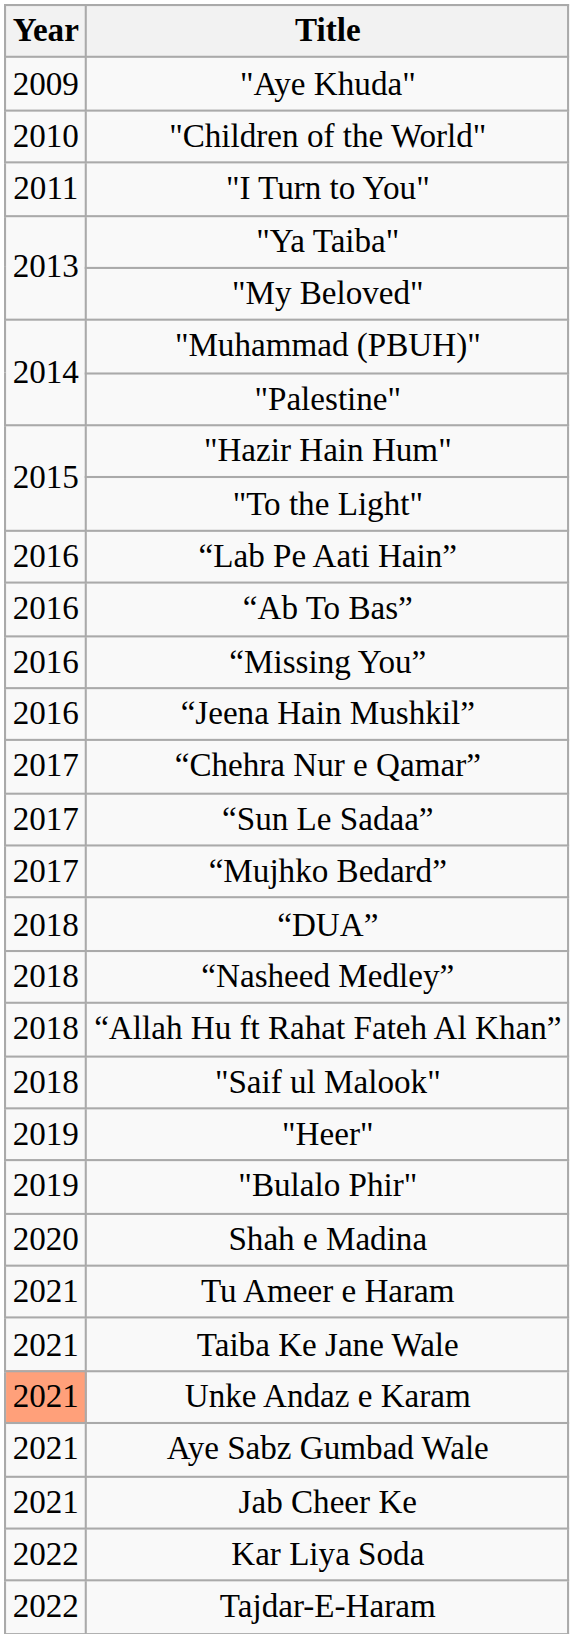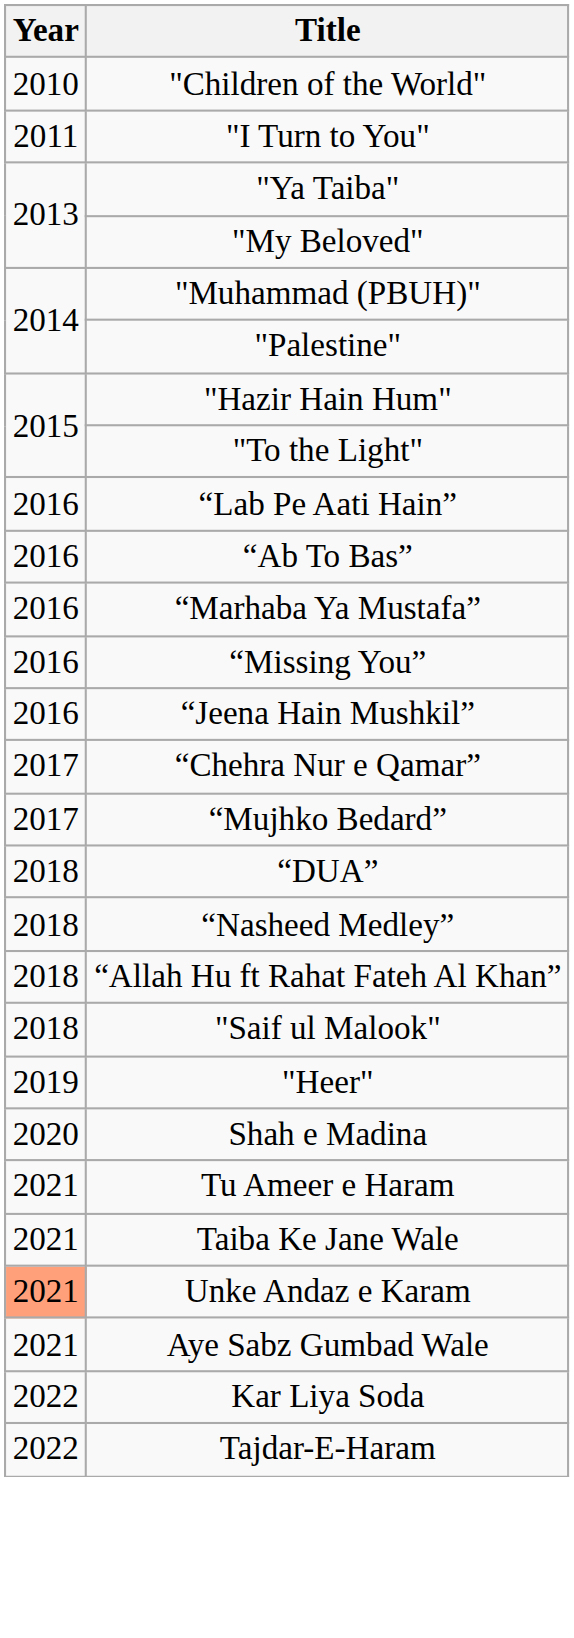- row: (328, 83)
+ row: (328, 608)
- row: (328, 818)
- row: (328, 1186)
- row: (328, 1501)
